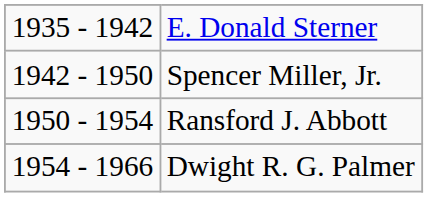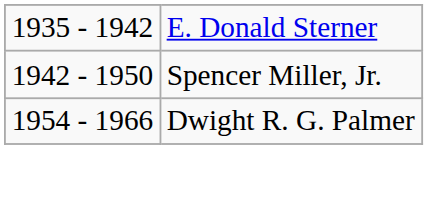- row: (277, 120)
